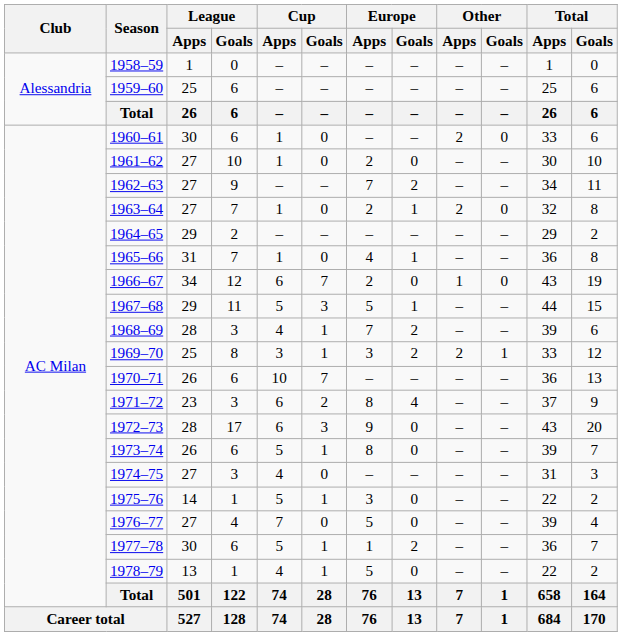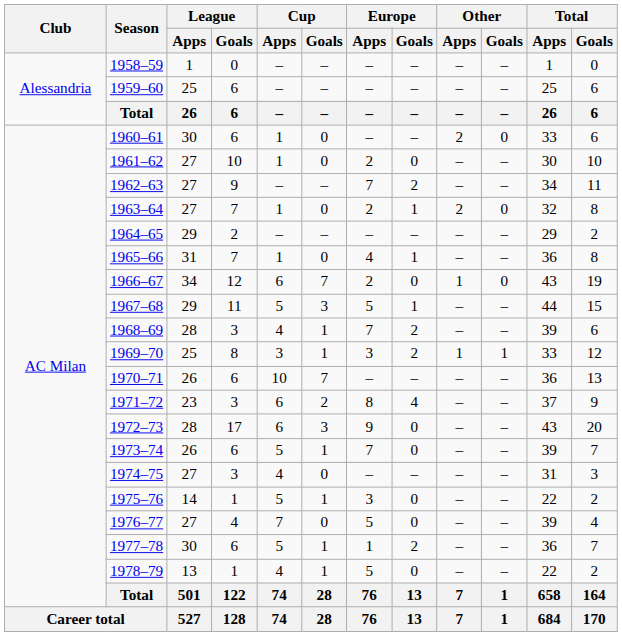(459, 354) 2 -> (459, 354) 1
(369, 450) 8 -> (369, 450) 7
